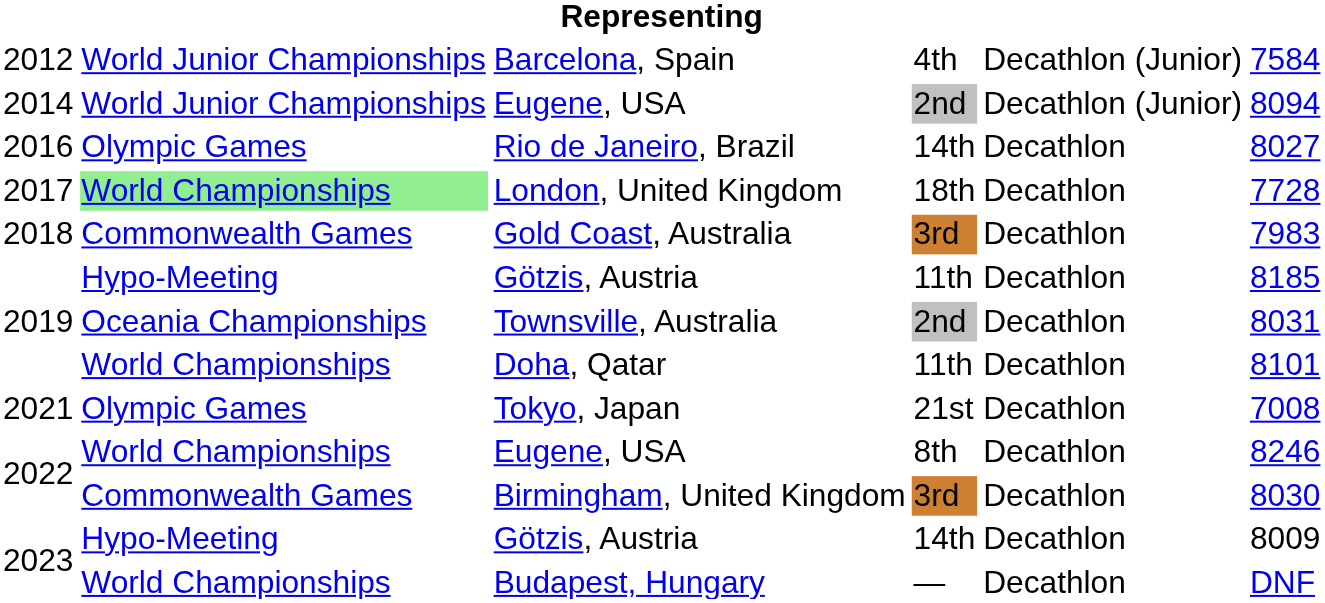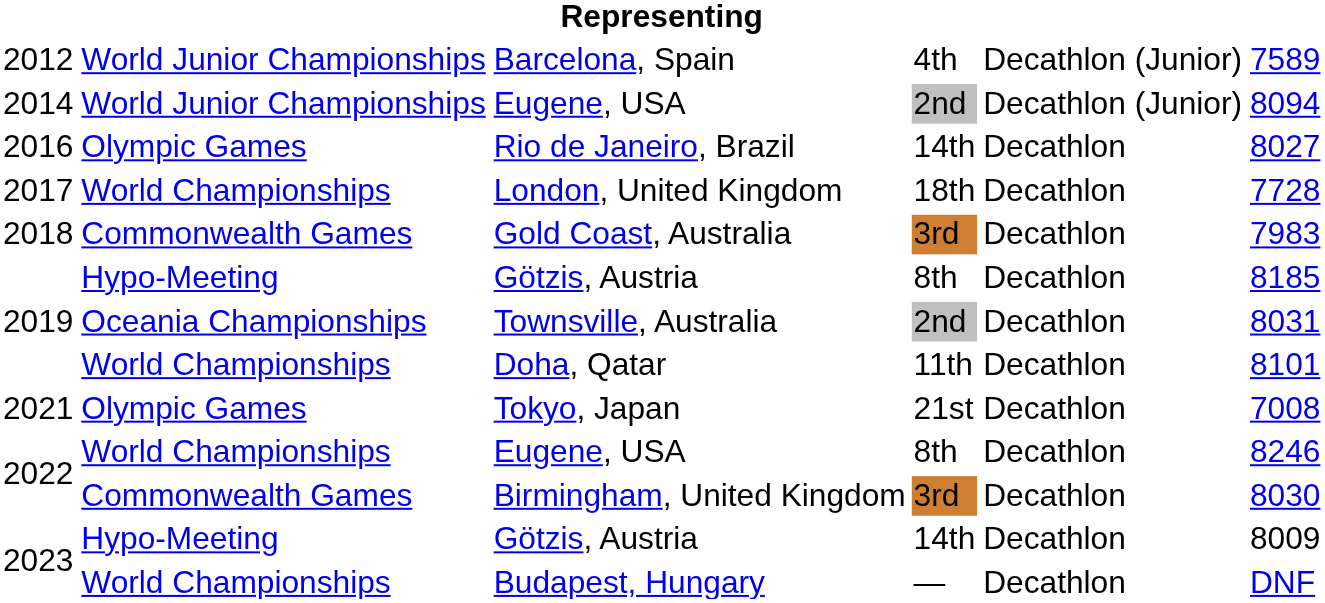(1285, 59) 7584 -> (1285, 59) 7589
(236, 190) lightgreen background -> (236, 190) no background
(943, 277) 11th -> (936, 277) 8th
